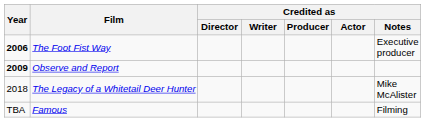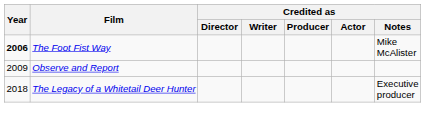(398, 47) Executive producer -> (397, 47) Mike McAlister
(17, 68) bold -> (17, 68) normal
(397, 89) Mike McAlister -> (398, 89) Executive producer
- row: (50, 109)
